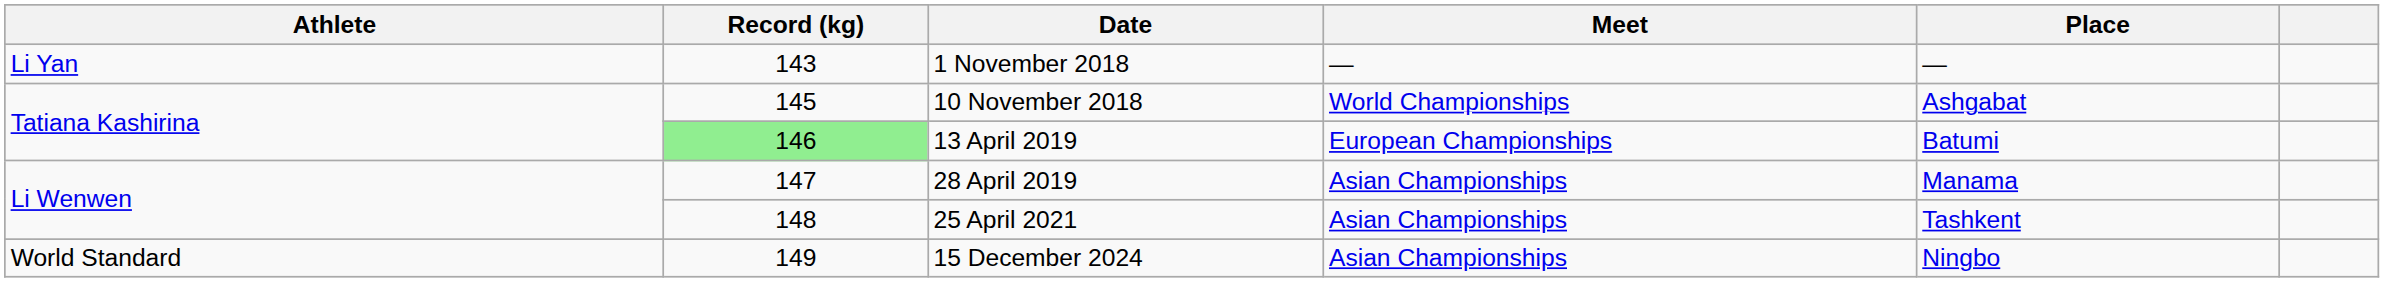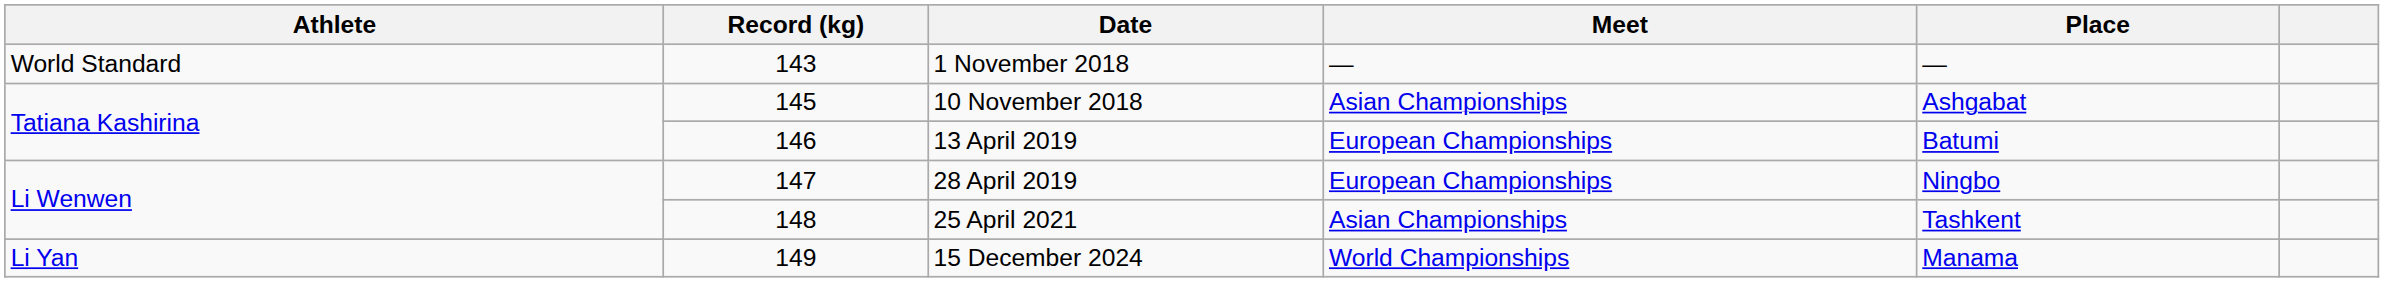(44, 64) Li Yan -> (96, 64) World Standard
(1449, 103) World Championships -> (1448, 103) Asian Championships
(796, 141) lightgreen background -> (796, 141) no background
(1448, 180) Asian Championships -> (1471, 180) European Championships
(1970, 180) Manama -> (1961, 180) Ningbo
(96, 258) World Standard -> (44, 258) Li Yan
(1448, 258) Asian Championships -> (1449, 258) World Championships
(1961, 258) Ningbo -> (1970, 258) Manama
